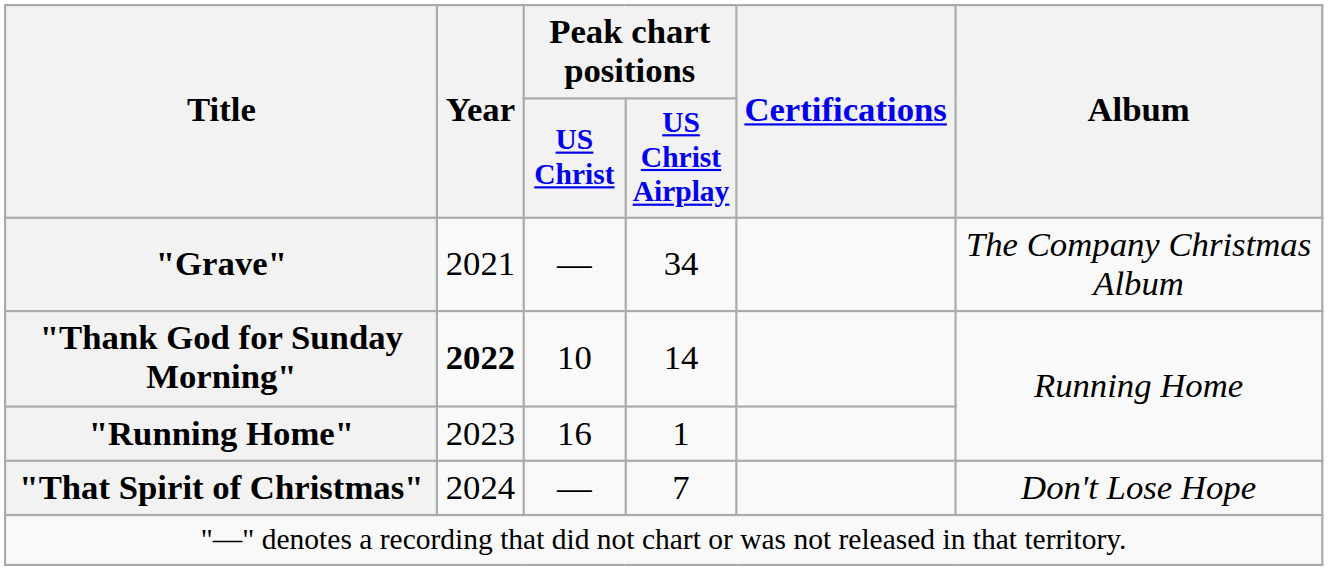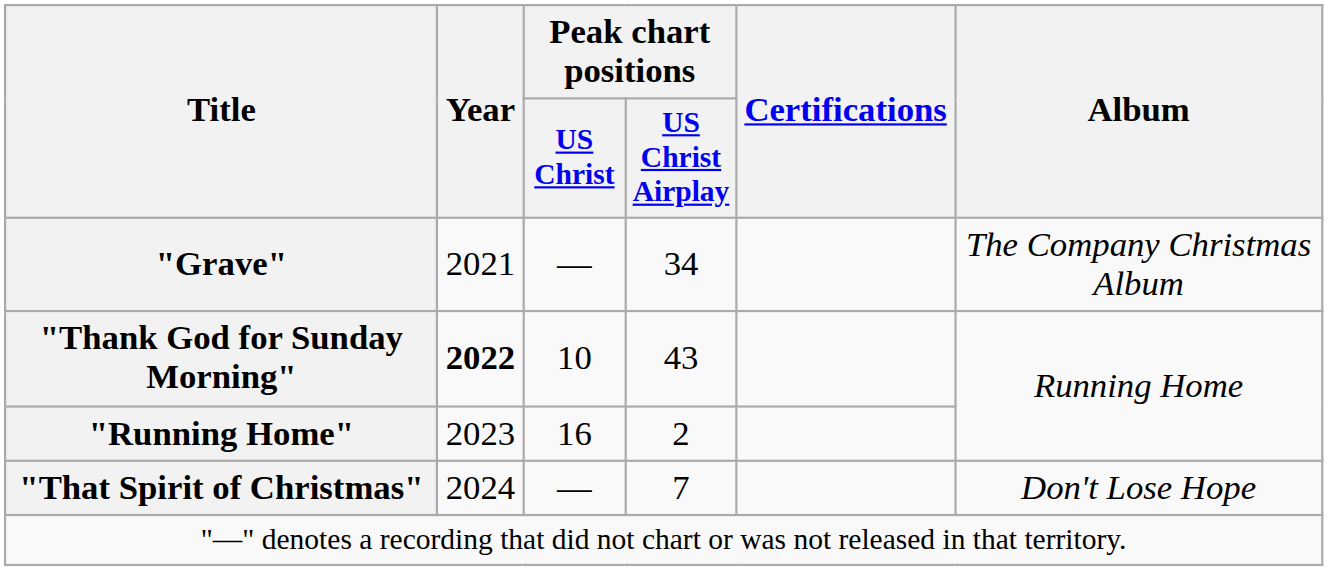(681, 357) 14 -> (681, 357) 43
(681, 432) 1 -> (681, 432) 2
